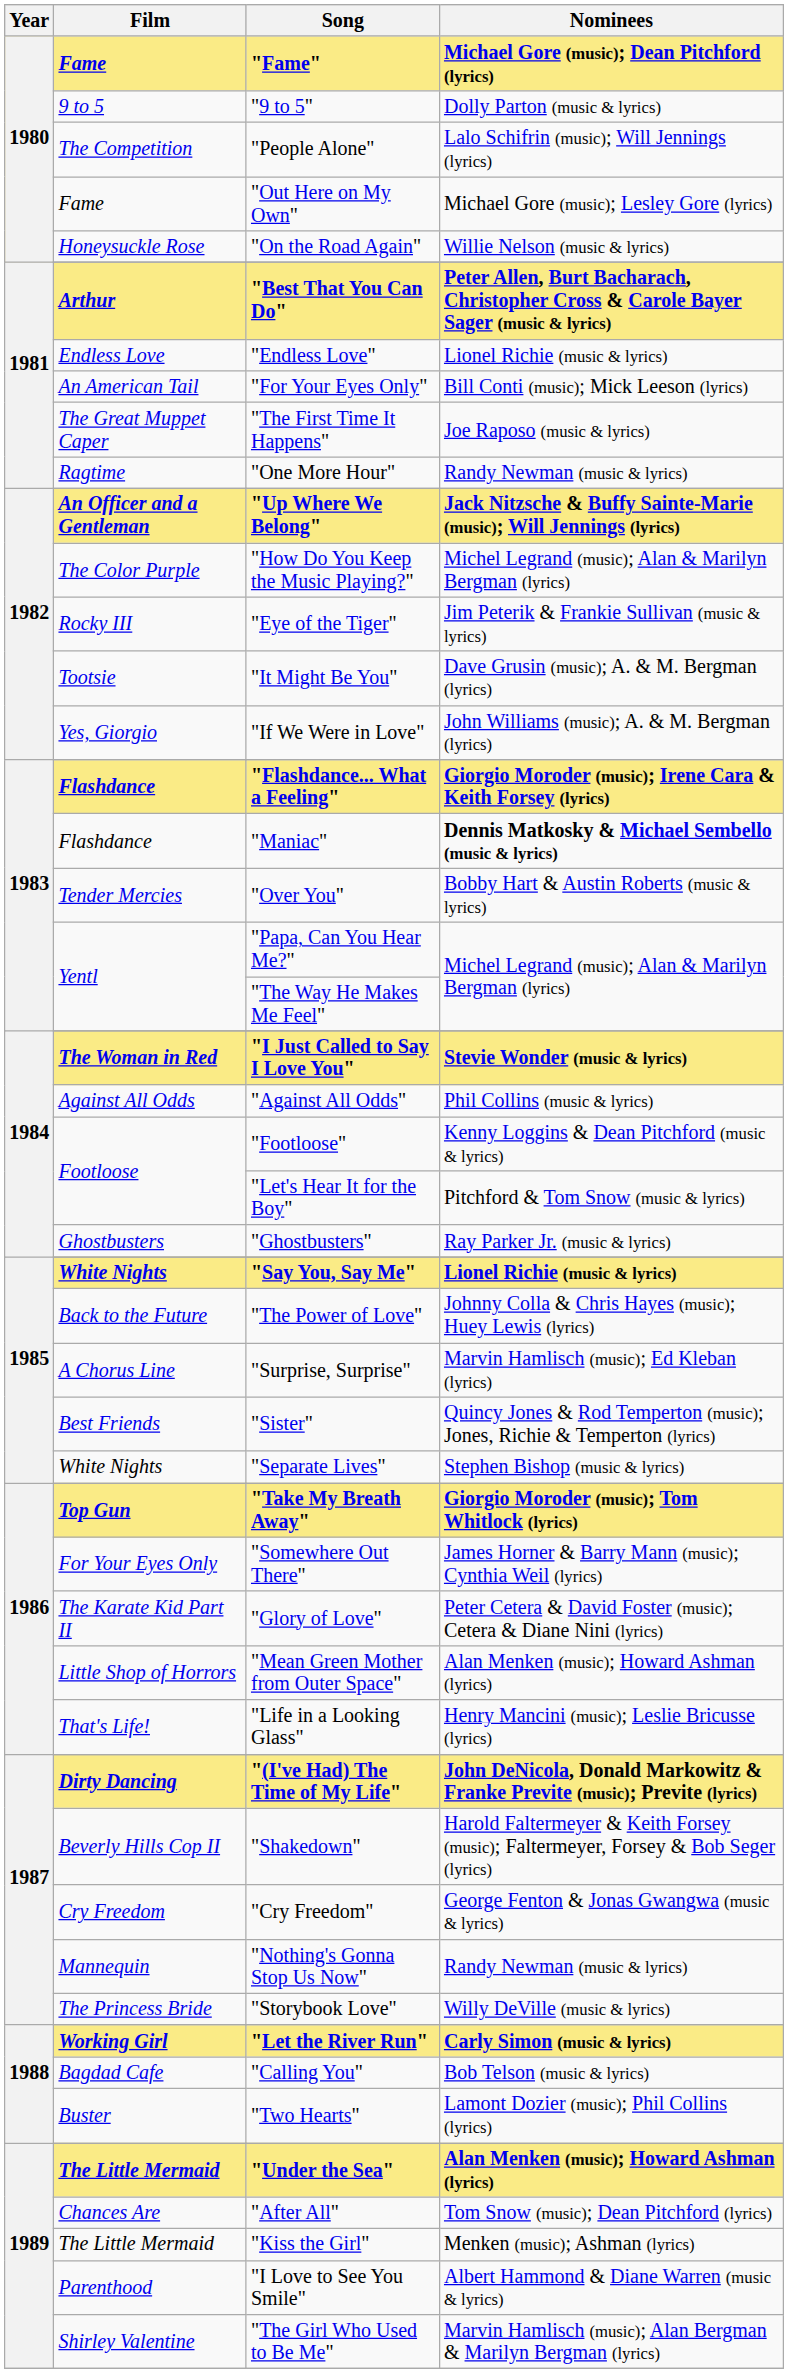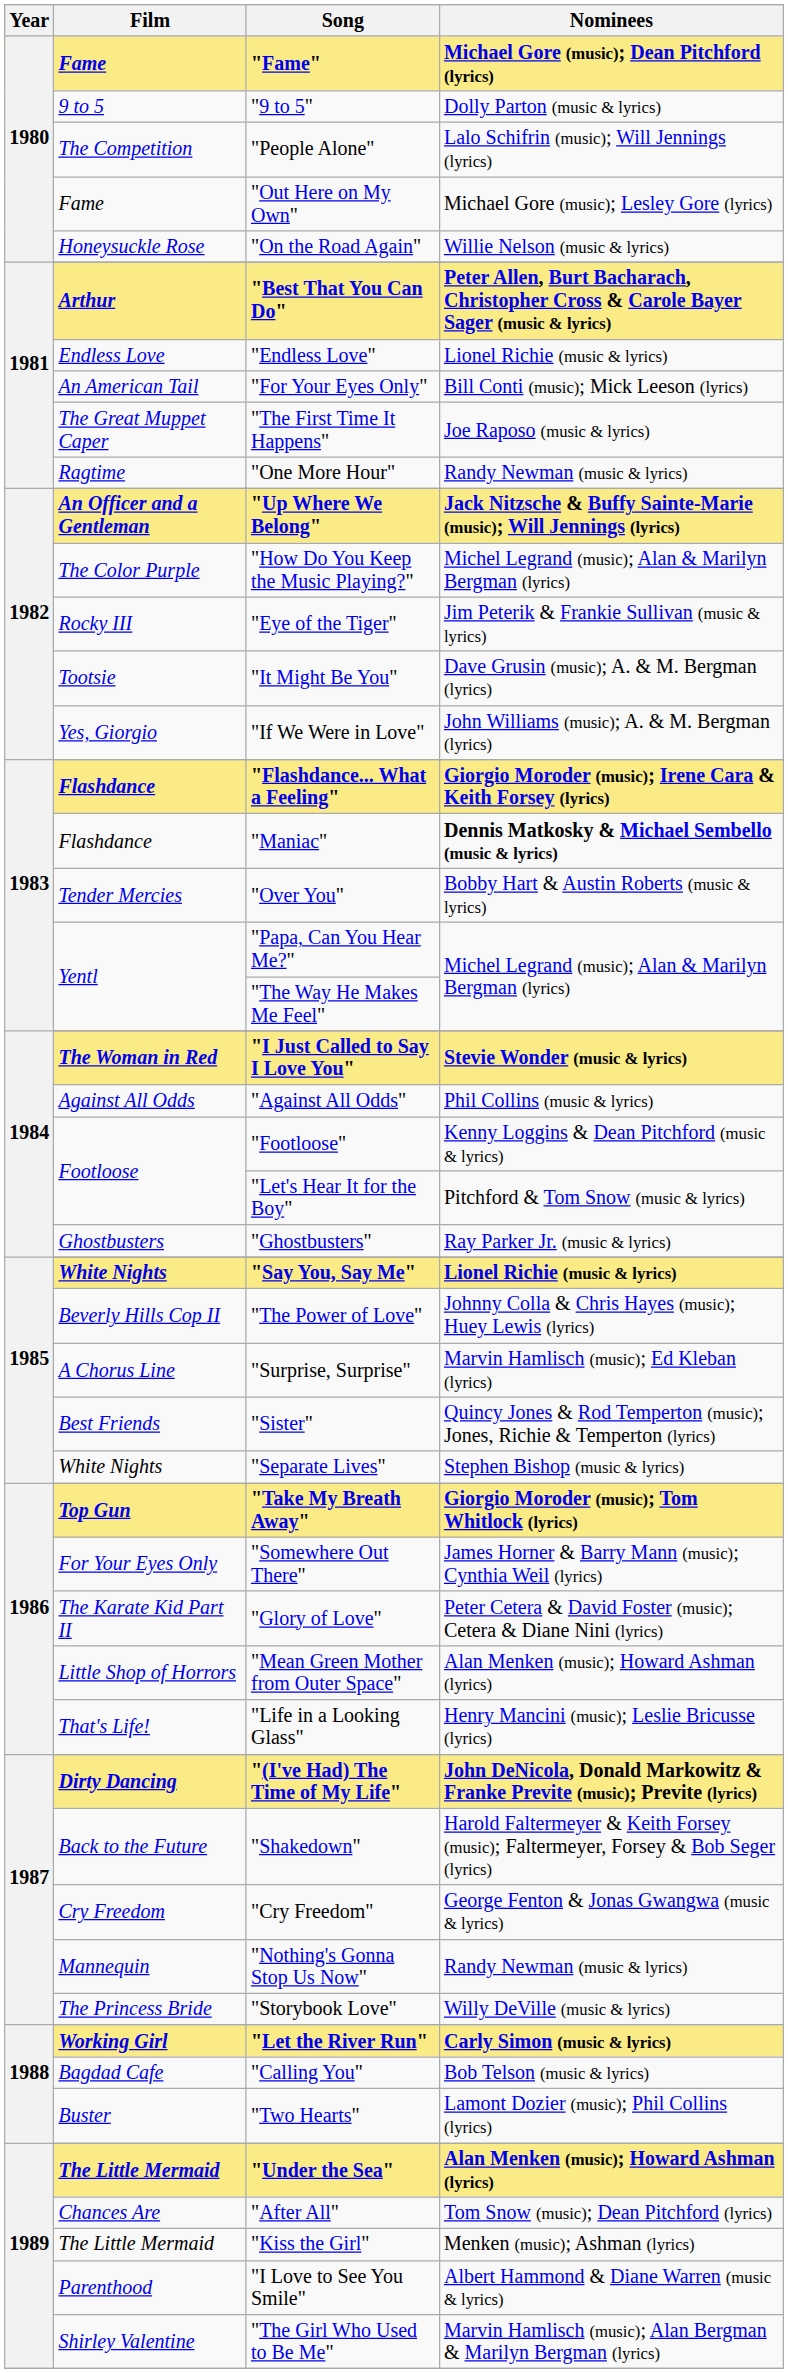(133, 1315) Back to the Future -> (139, 1315) Beverly Hills Cop II
(139, 1846) Beverly Hills Cop II -> (133, 1846) Back to the Future
